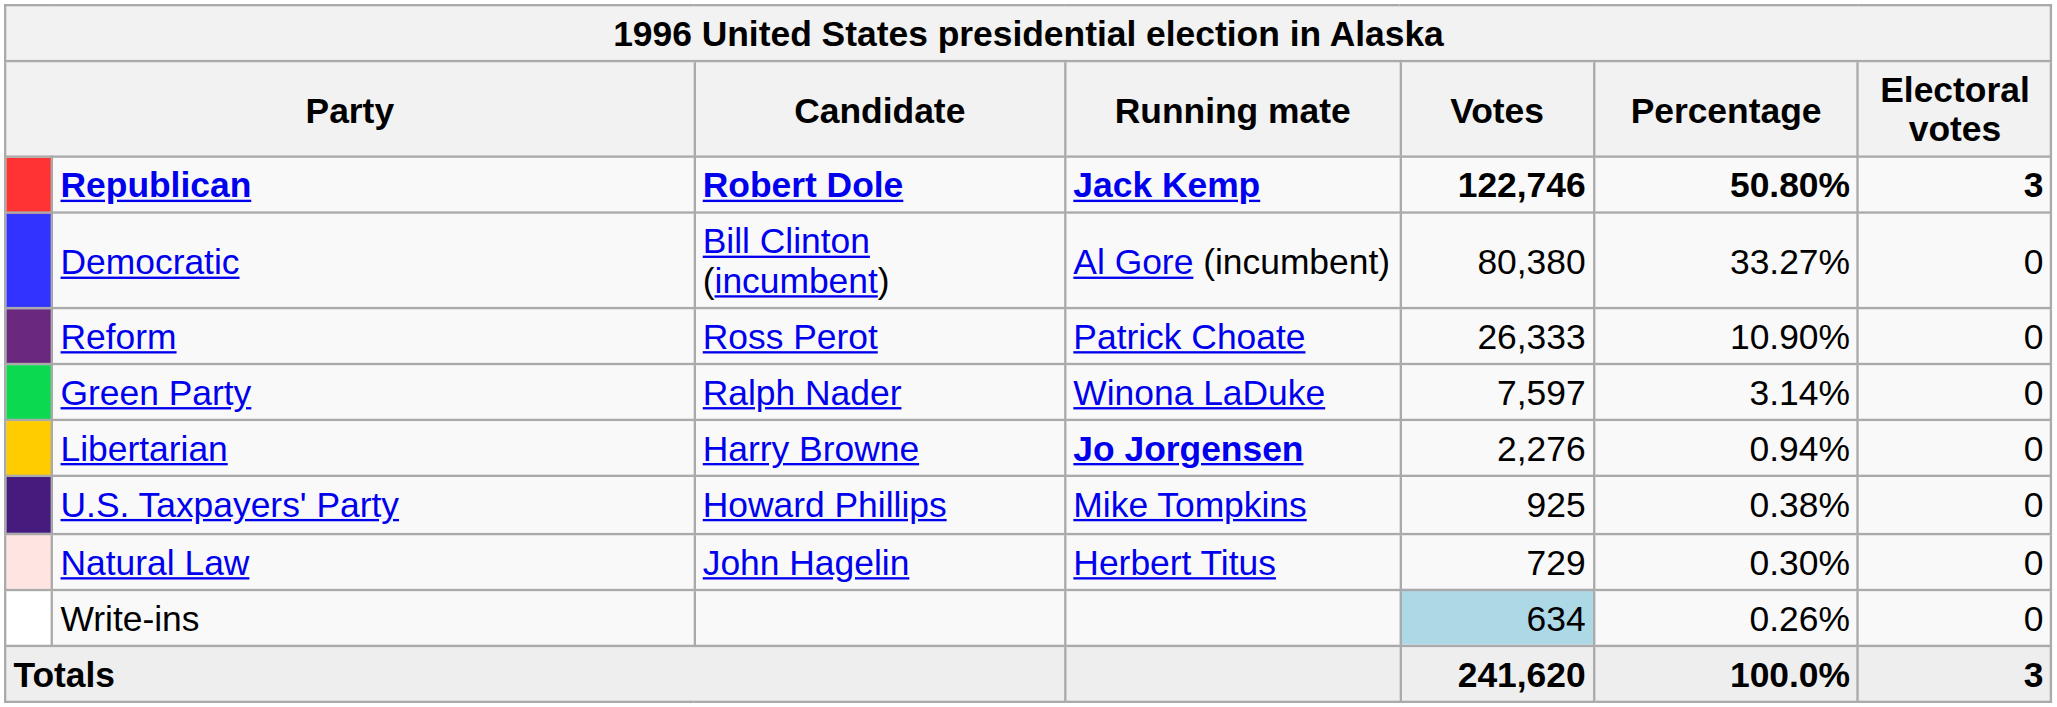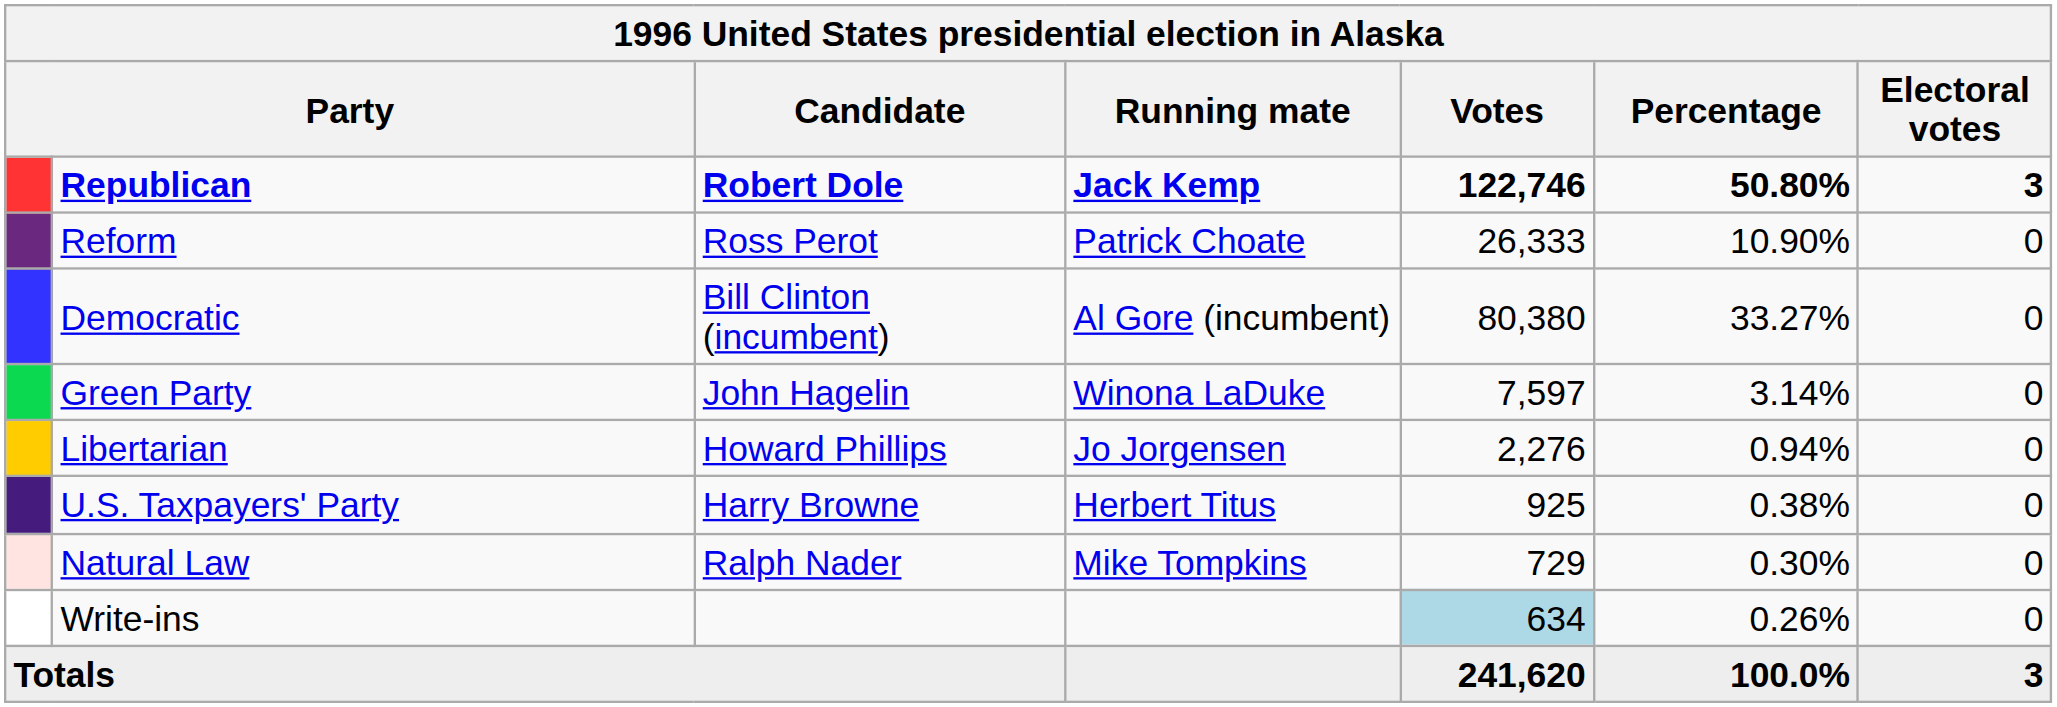rows swapped: (150, 261) <-> (119, 337)
(802, 393) Ralph Nader -> (806, 393) John Hagelin
(811, 449) Harry Browne -> (825, 449) Howard Phillips
(1188, 449) bold -> (1180, 449) normal
(825, 505) Howard Phillips -> (811, 505) Harry Browne
(1190, 505) Mike Tompkins -> (1175, 505) Herbert Titus
(806, 561) John Hagelin -> (802, 561) Ralph Nader
(1175, 561) Herbert Titus -> (1190, 561) Mike Tompkins
